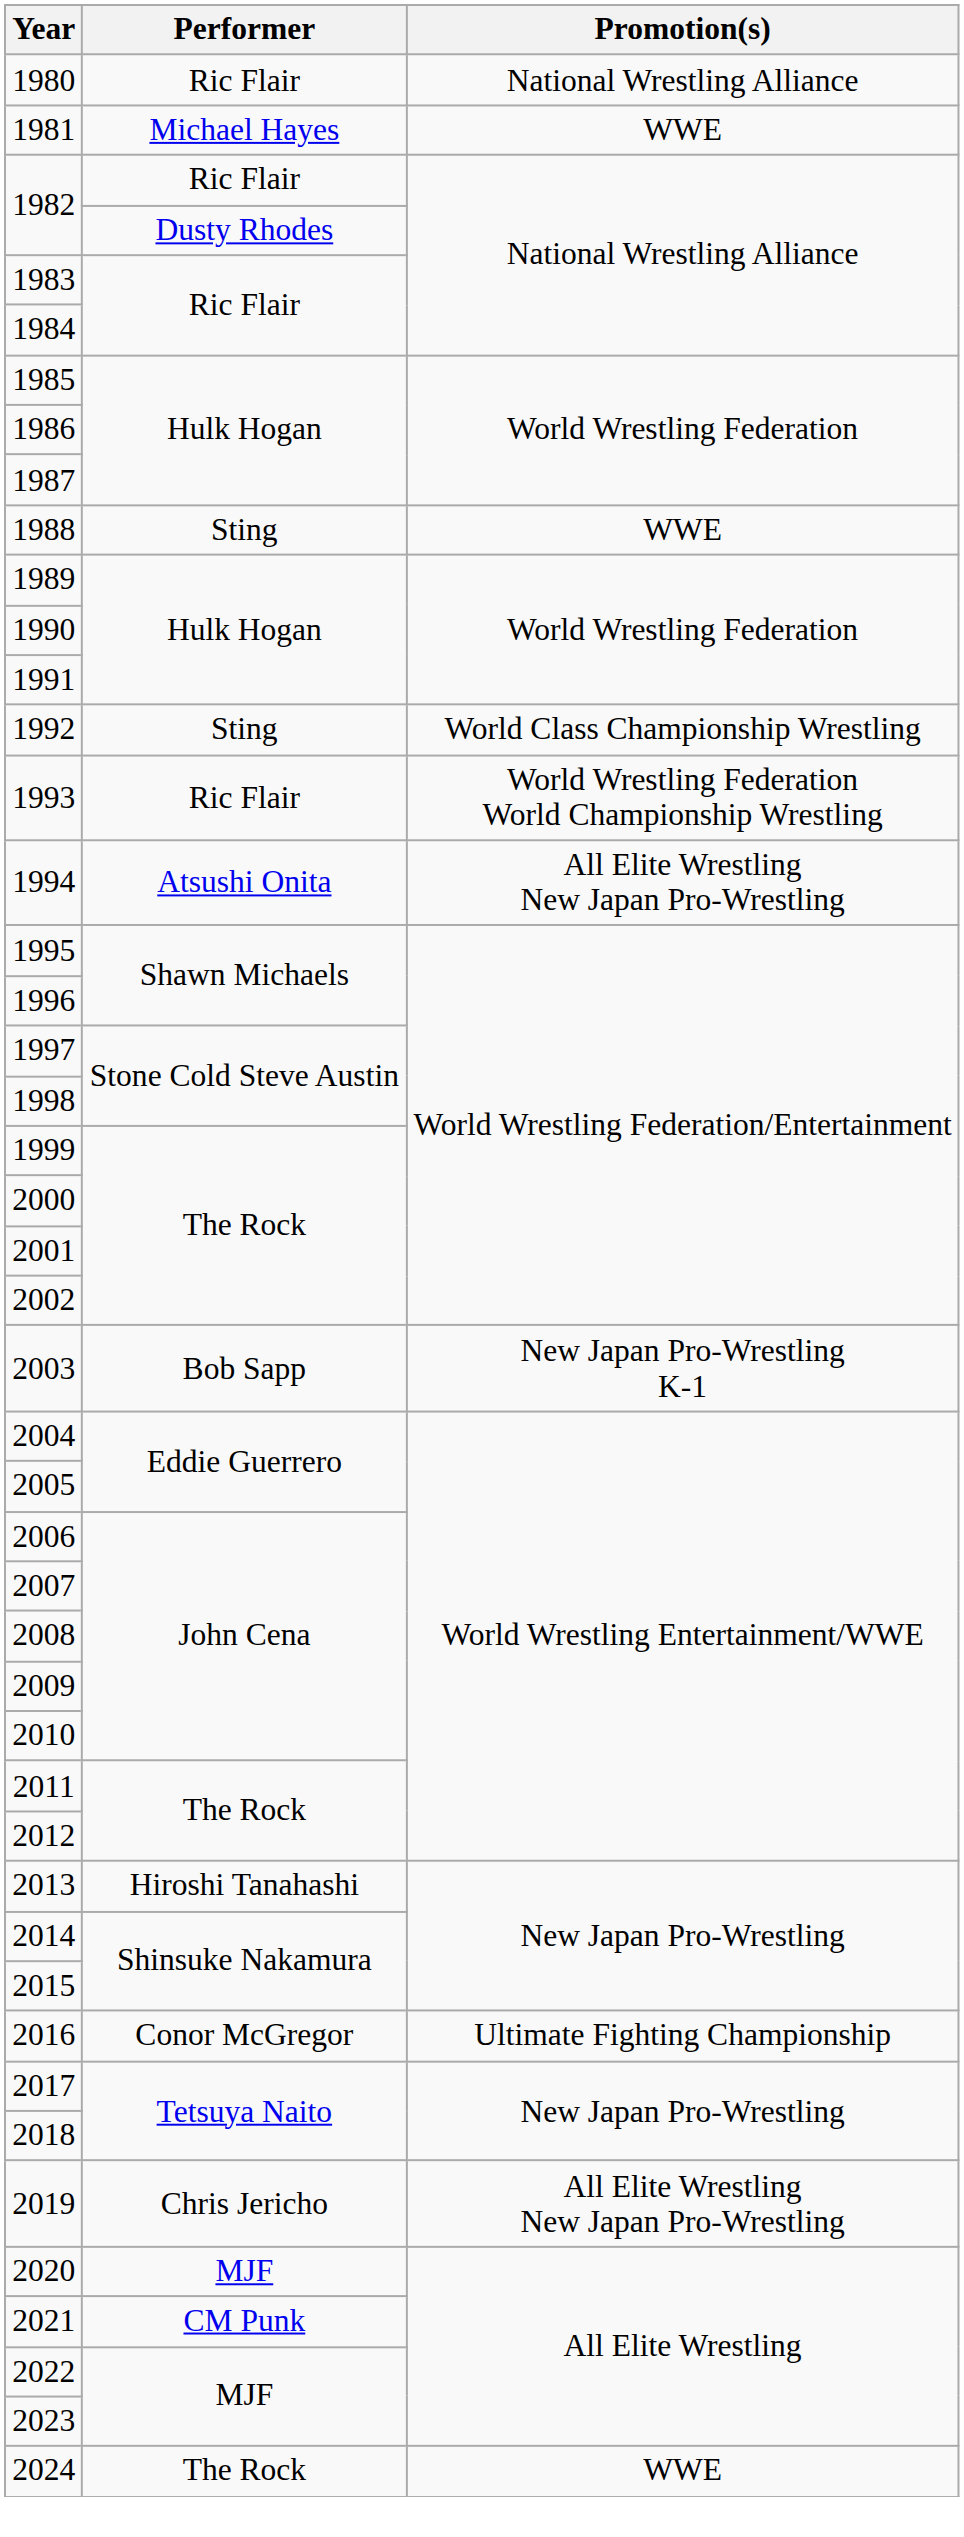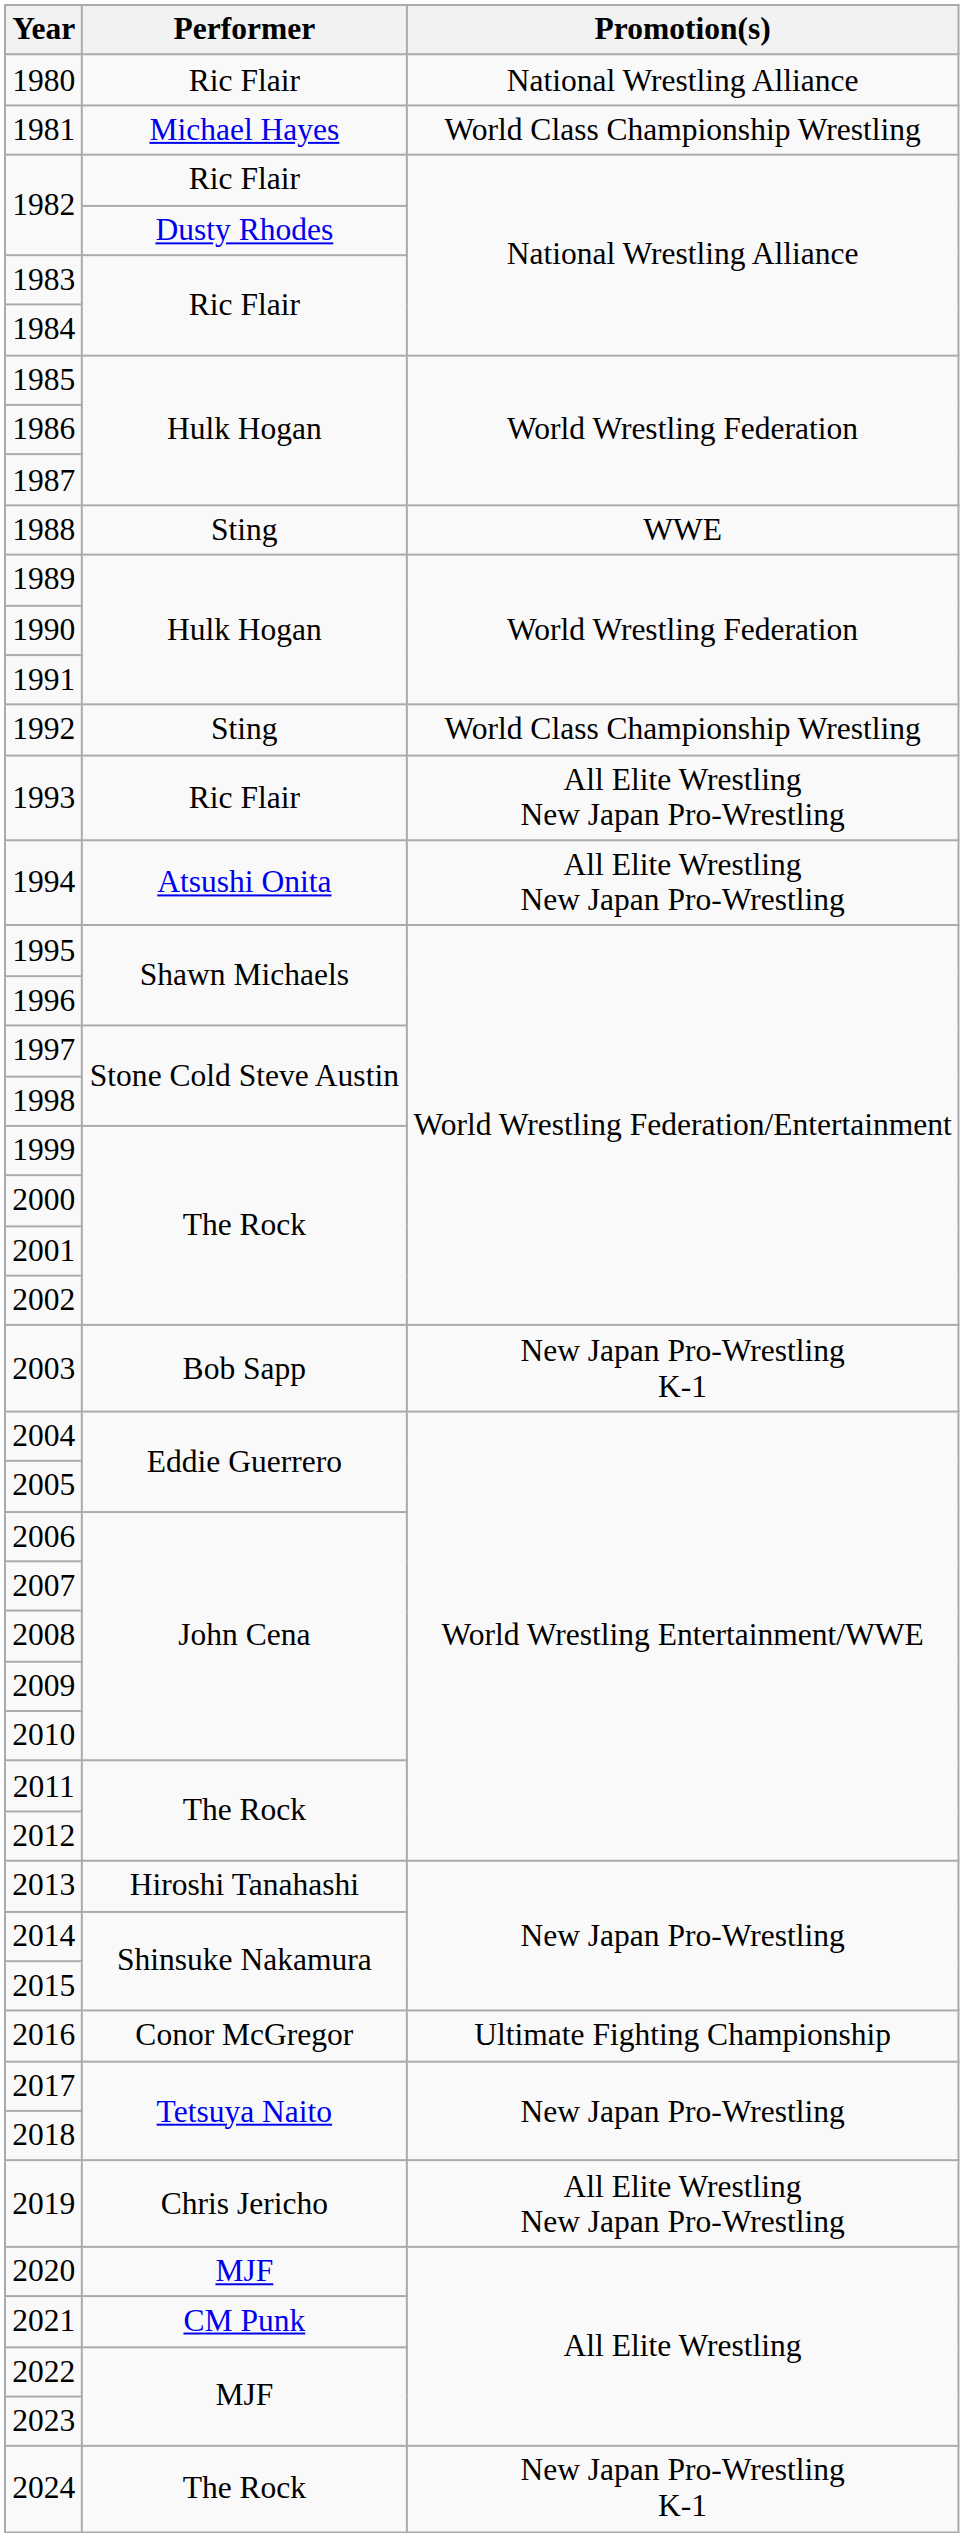(683, 129) WWE -> (683, 129) World Class Championship Wrestling
(683, 797) World Wrestling Federation World Championship Wrestling -> (683, 797) All Elite Wrestling New Japan Pro-Wrestling
(683, 2470) WWE -> (683, 2488) New Japan Pro-Wrestling K-1
